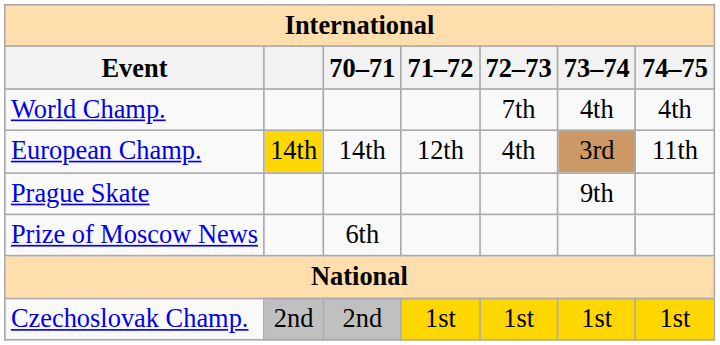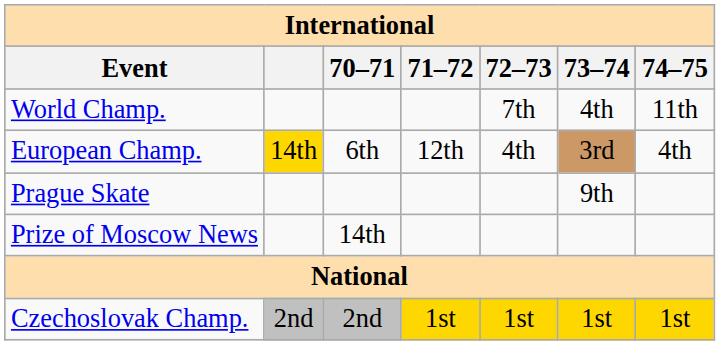(675, 109) 4th -> (675, 109) 11th
(362, 151) 14th -> (362, 151) 6th
(675, 151) 11th -> (675, 151) 4th
(362, 234) 6th -> (362, 234) 14th
